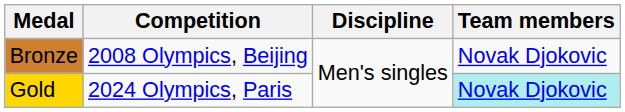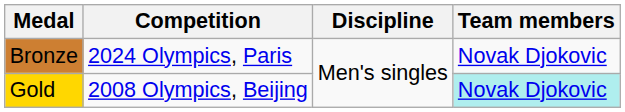(198, 55) 2008 Olympics, Beijing -> (190, 55) 2024 Olympics, Paris
(190, 90) 2024 Olympics, Paris -> (198, 90) 2008 Olympics, Beijing
